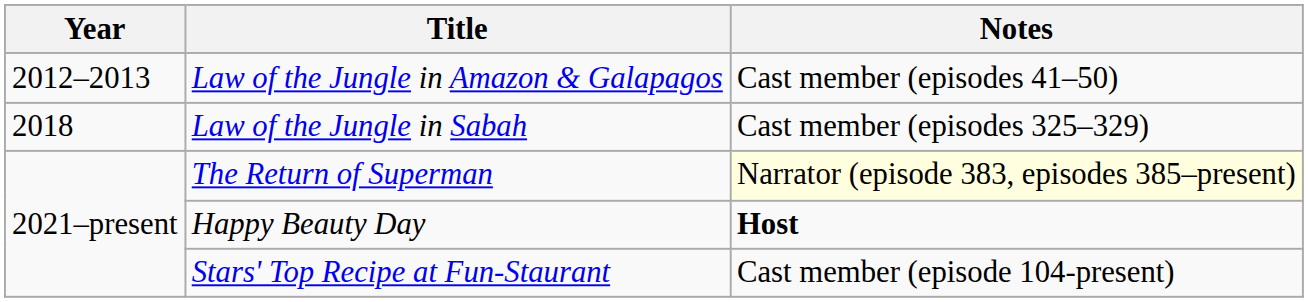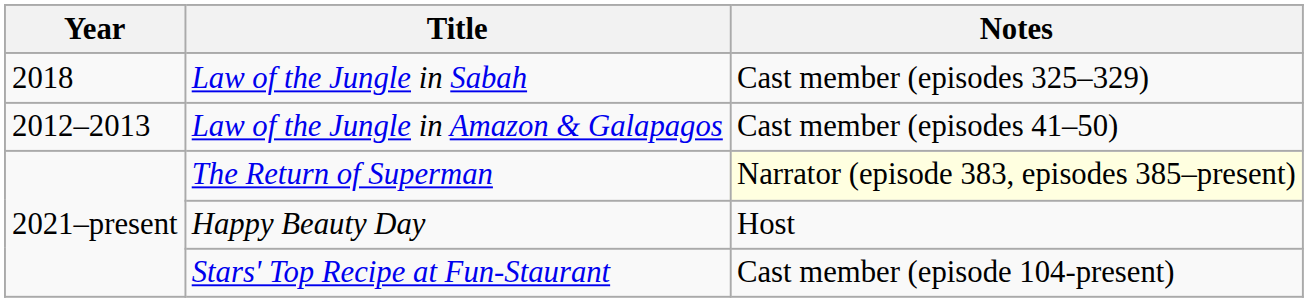rows swapped: (457, 77) <-> (359, 126)
(768, 223) bold -> (766, 223) normal
